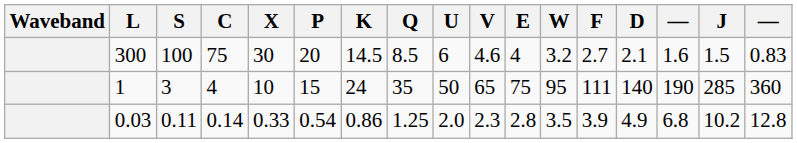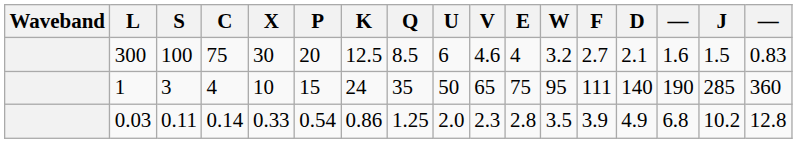(364, 54) 14.5 -> (364, 54) 12.5
